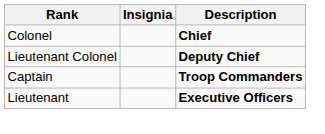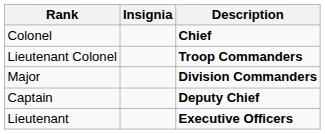(219, 56) Deputy Chief -> (240, 56) Troop Commanders
+ row: (24, 77)
(240, 77) Troop Commanders -> (219, 98) Deputy Chief
